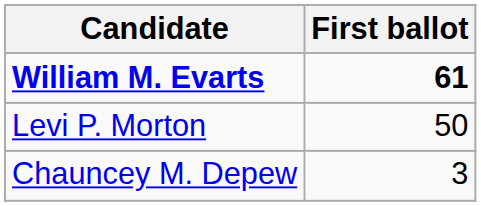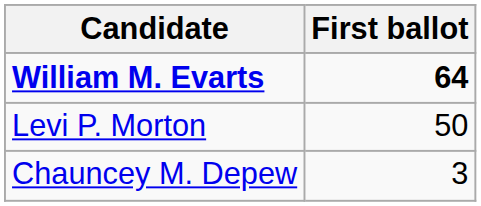(451, 77) 61 -> (451, 77) 64
